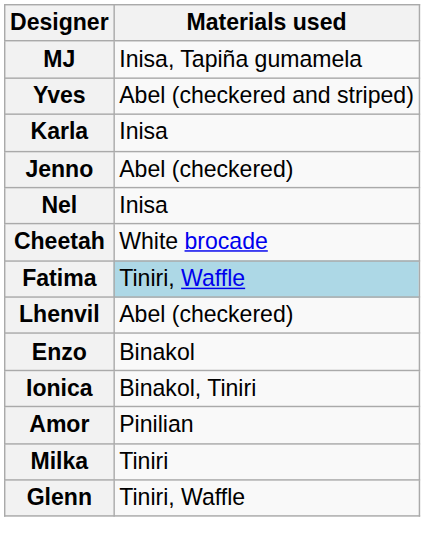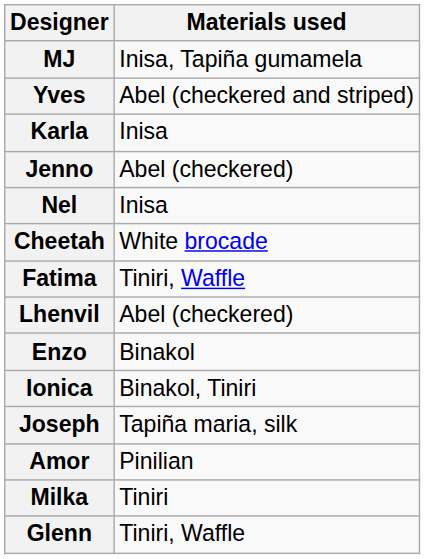(182, 278) lightblue background -> (182, 278) no background
+ row: (59, 424)
